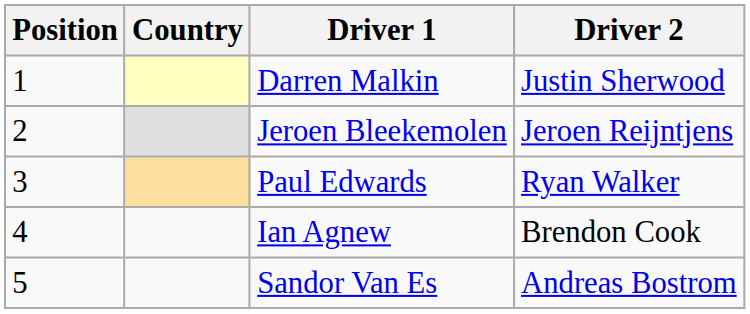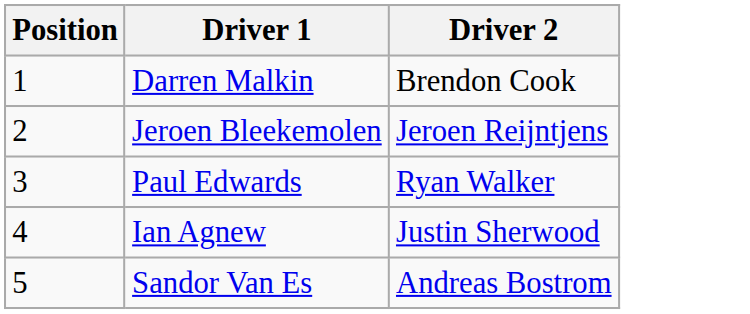- column: (188, 30)
(623, 80) Justin Sherwood -> (486, 80) Brendon Cook
(611, 232) Brendon Cook -> (498, 232) Justin Sherwood
